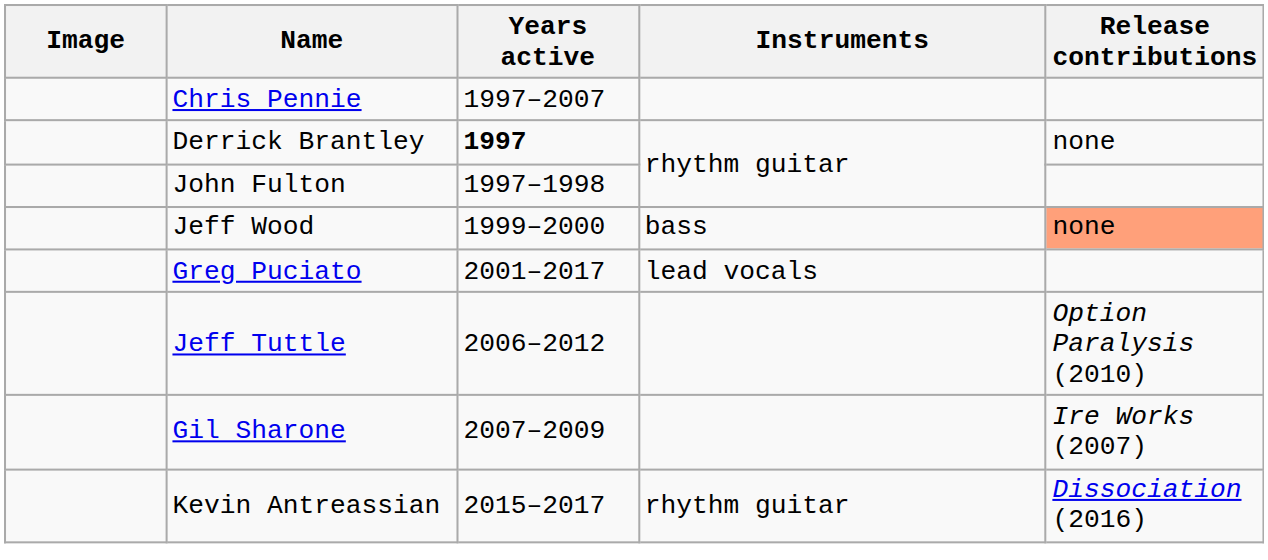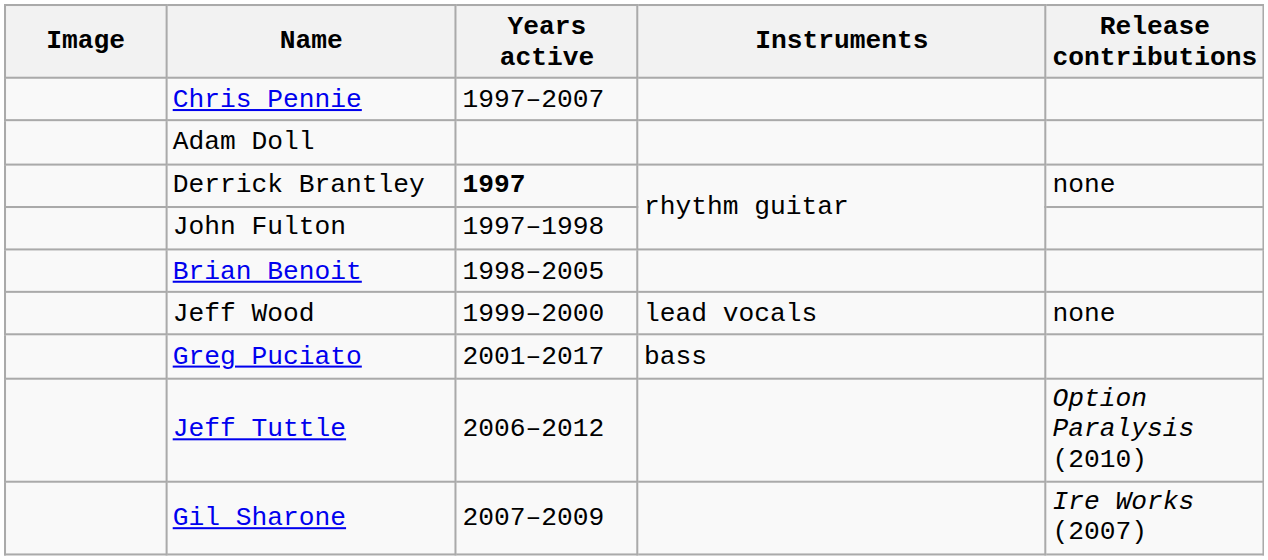+ row: (244, 142)
+ row: (267, 271)
(676, 228) bass -> (731, 314) lead vocals
(1084, 228) lightsalmon background -> (1084, 314) no background
(731, 271) lead vocals -> (675, 356) bass
- row: (306, 505)
